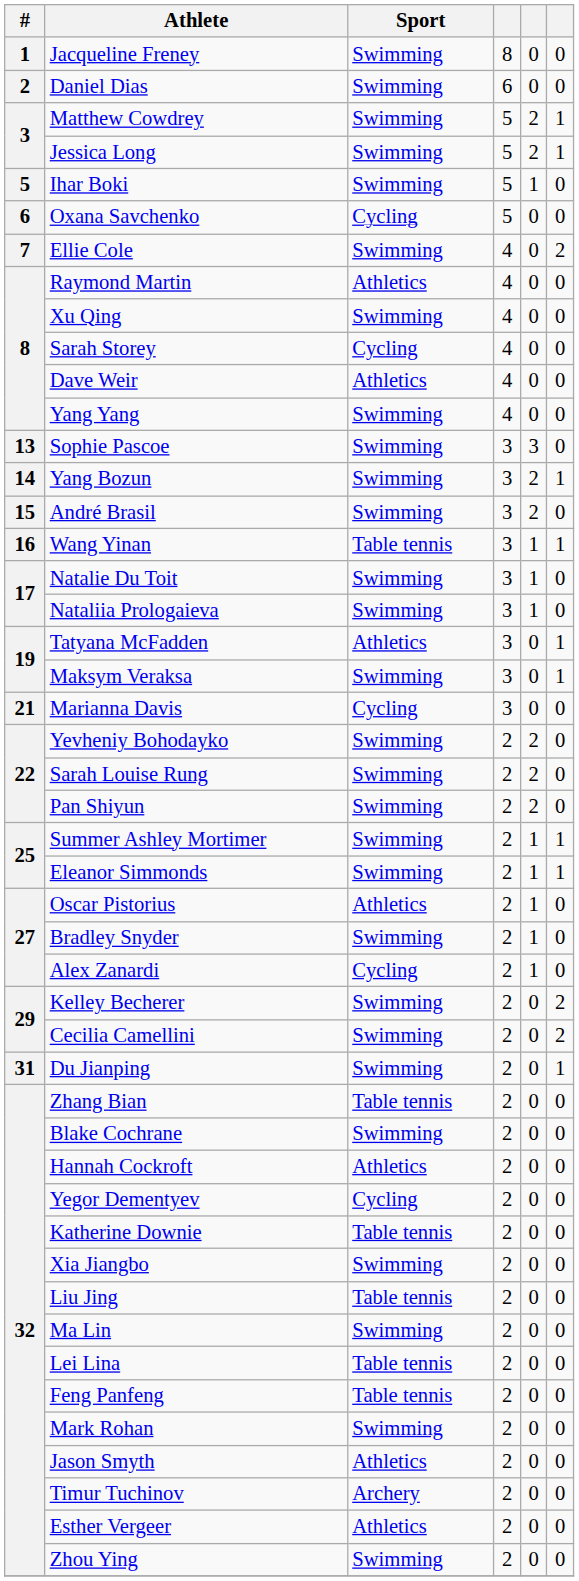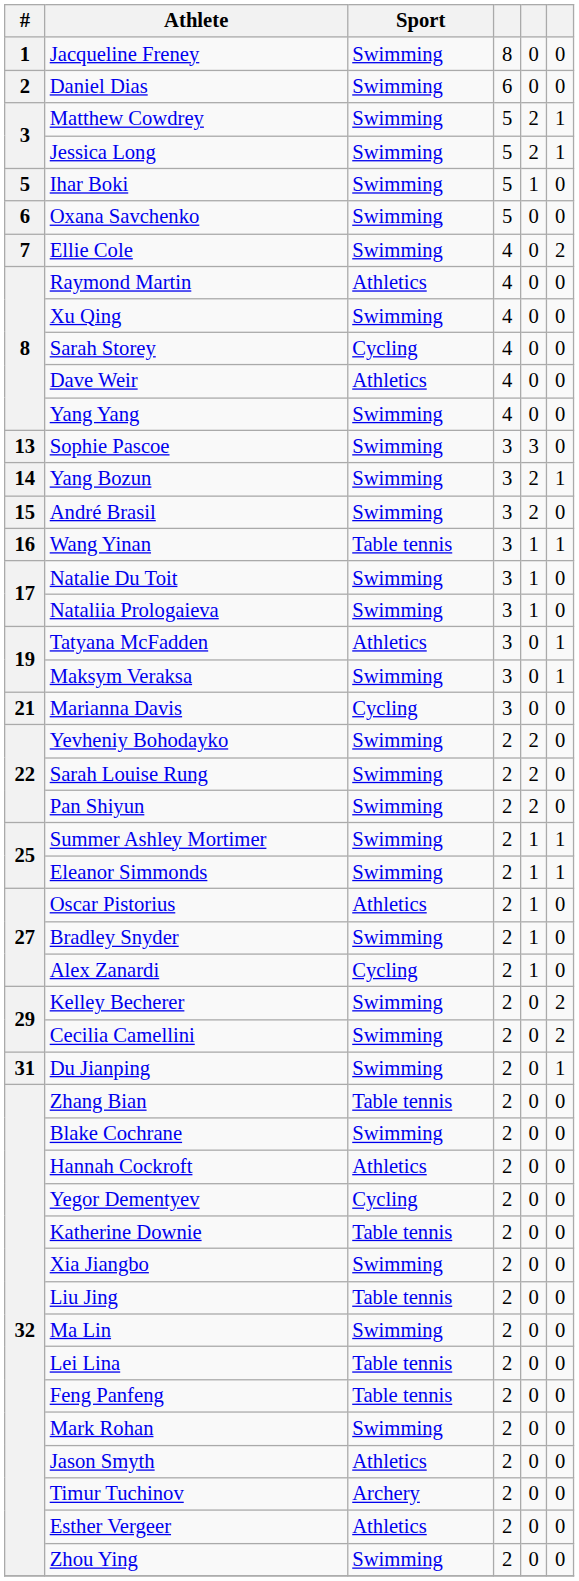(385, 217) Cycling -> (398, 217) Swimming
